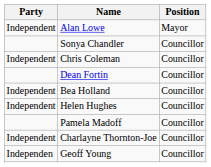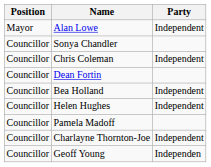columns swapped: (31, 12) <-> (183, 12)
